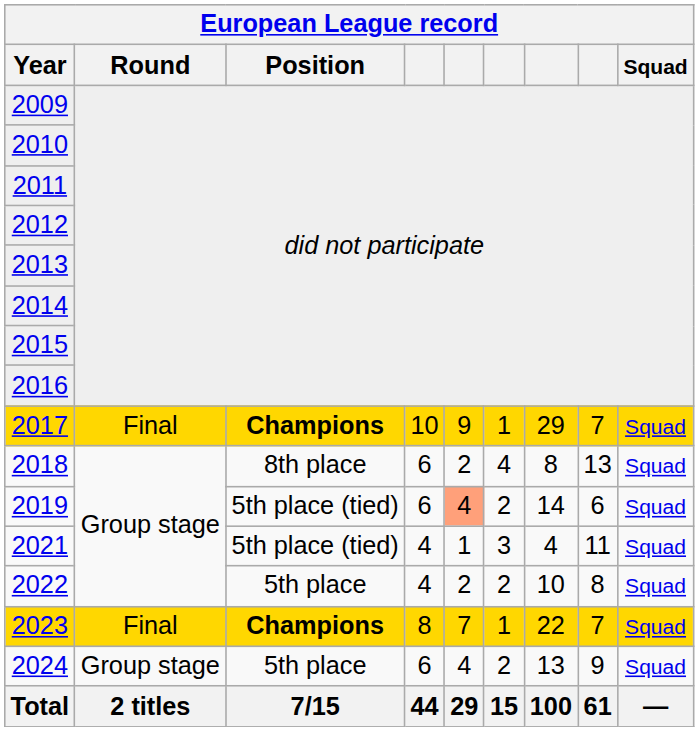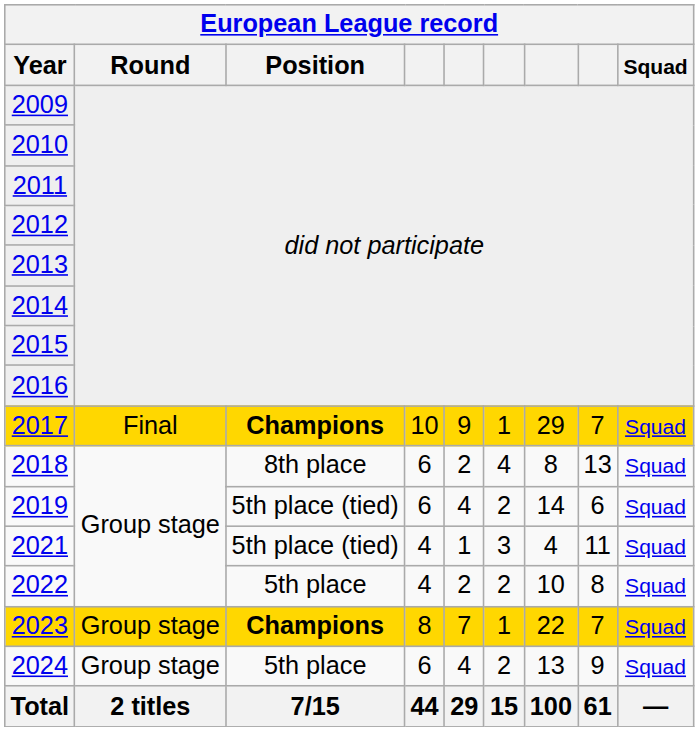(464, 505) lightsalmon background -> (464, 505) no background
(150, 625) Final -> (150, 625) Group stage
